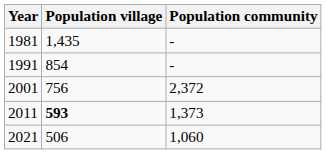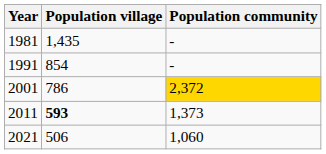(57, 88) 756 -> (57, 88) 786
(186, 88) no background -> (186, 88) gold background
